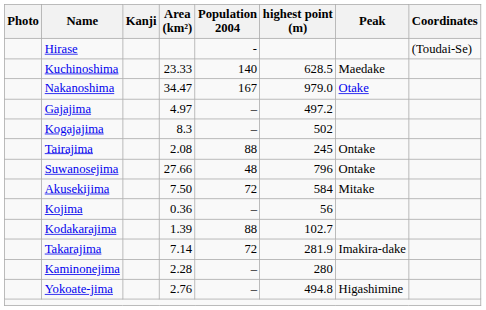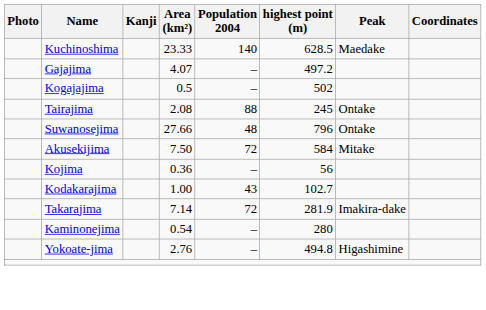- row: (61, 48)
- row: (79, 88)
(181, 108) 4.97 -> (181, 68) 4.07
(184, 128) 8.3 -> (184, 88) 0.5
(181, 229) 1.39 -> (181, 189) 1.00
(251, 229) 88 -> (251, 189) 43
(181, 269) 2.28 -> (181, 229) 0.54
